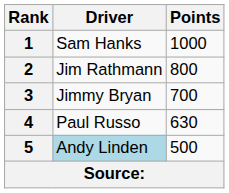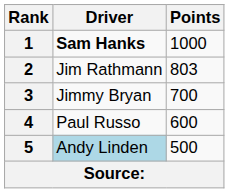(99, 43) normal -> (101, 43) bold
(184, 69) 800 -> (184, 69) 803
(184, 122) 630 -> (184, 122) 600
